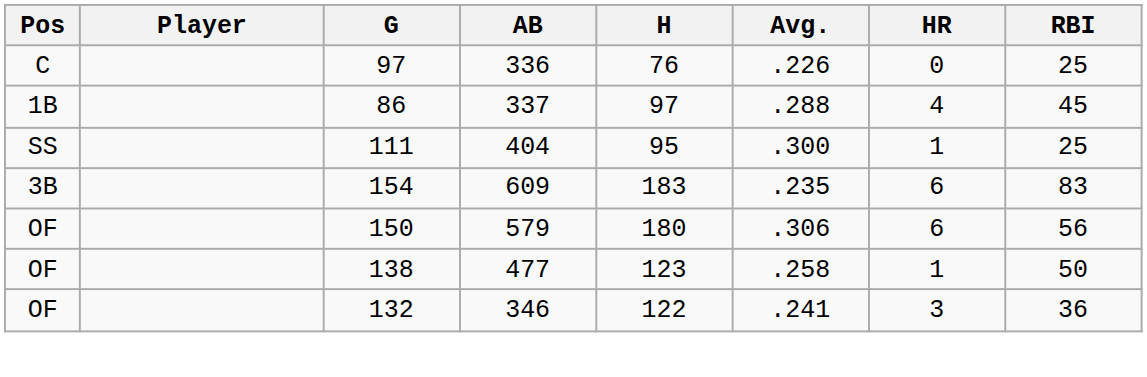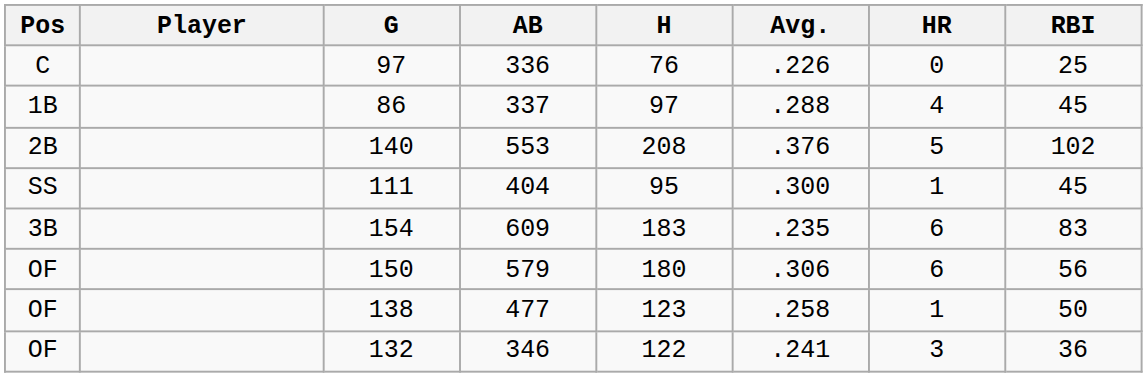+ row: (391, 147)
(1073, 147) 25 -> (1073, 188) 45
